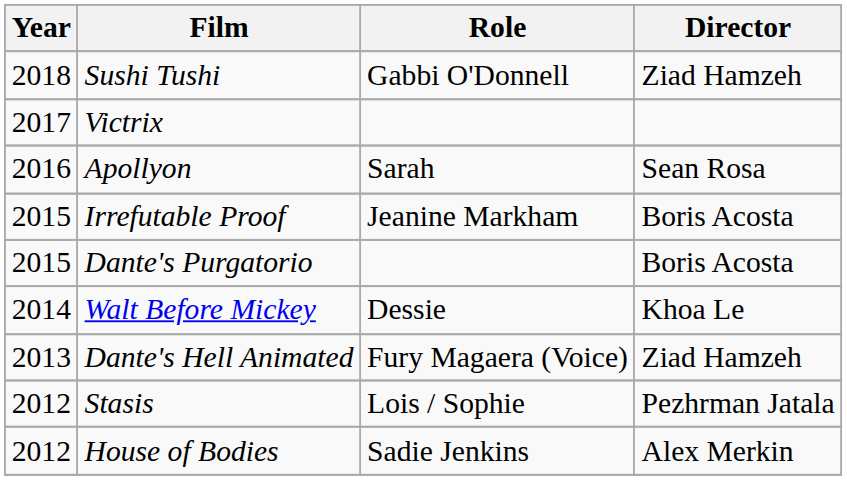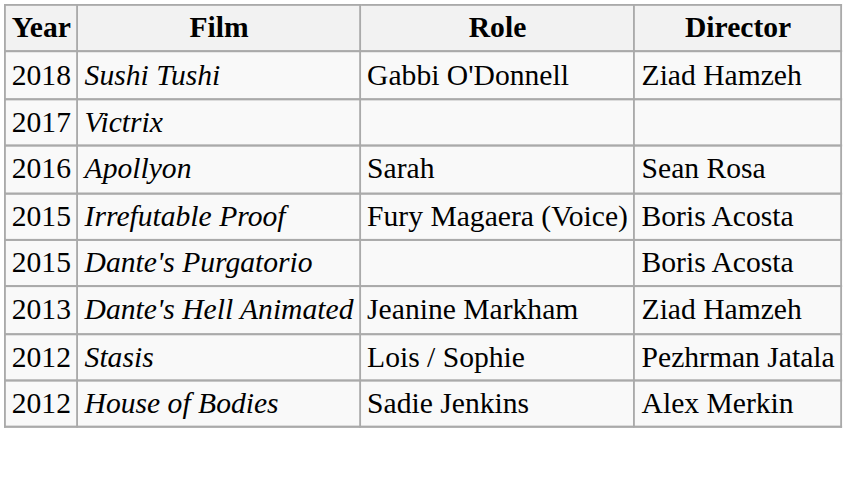(473, 215) Jeanine Markham -> (498, 215) Fury Magaera (Voice)
- row: (200, 309)
(498, 356) Fury Magaera (Voice) -> (473, 309) Jeanine Markham
